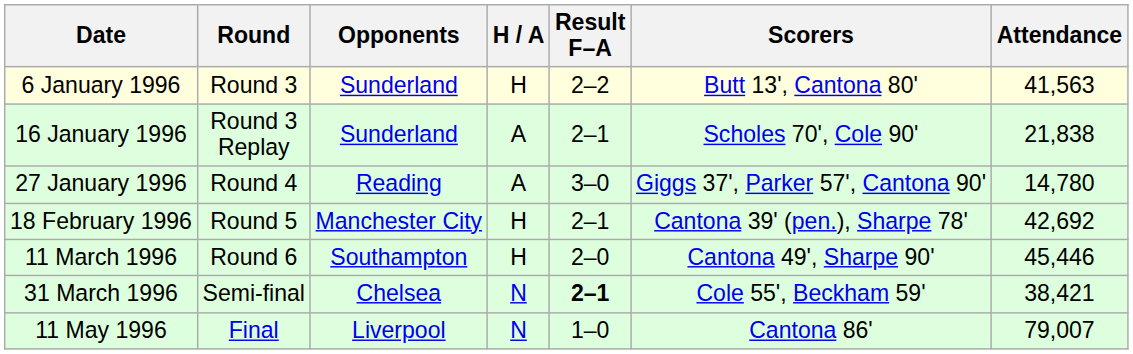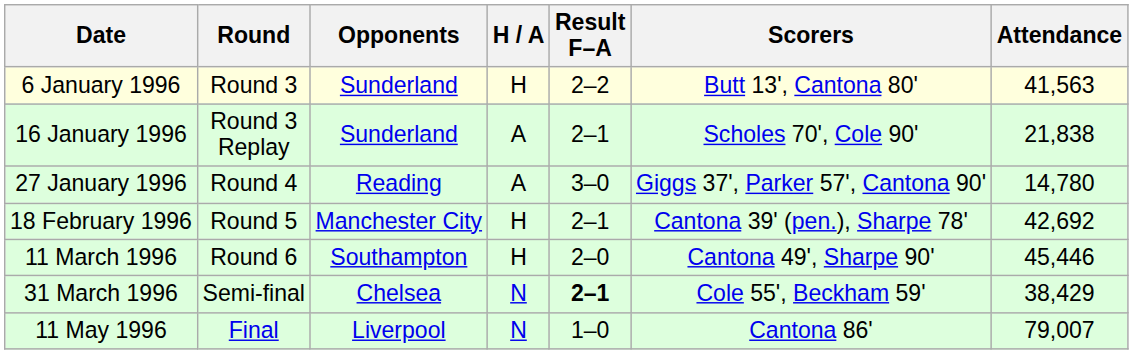(1059, 293) 38,421 -> (1059, 293) 38,429
